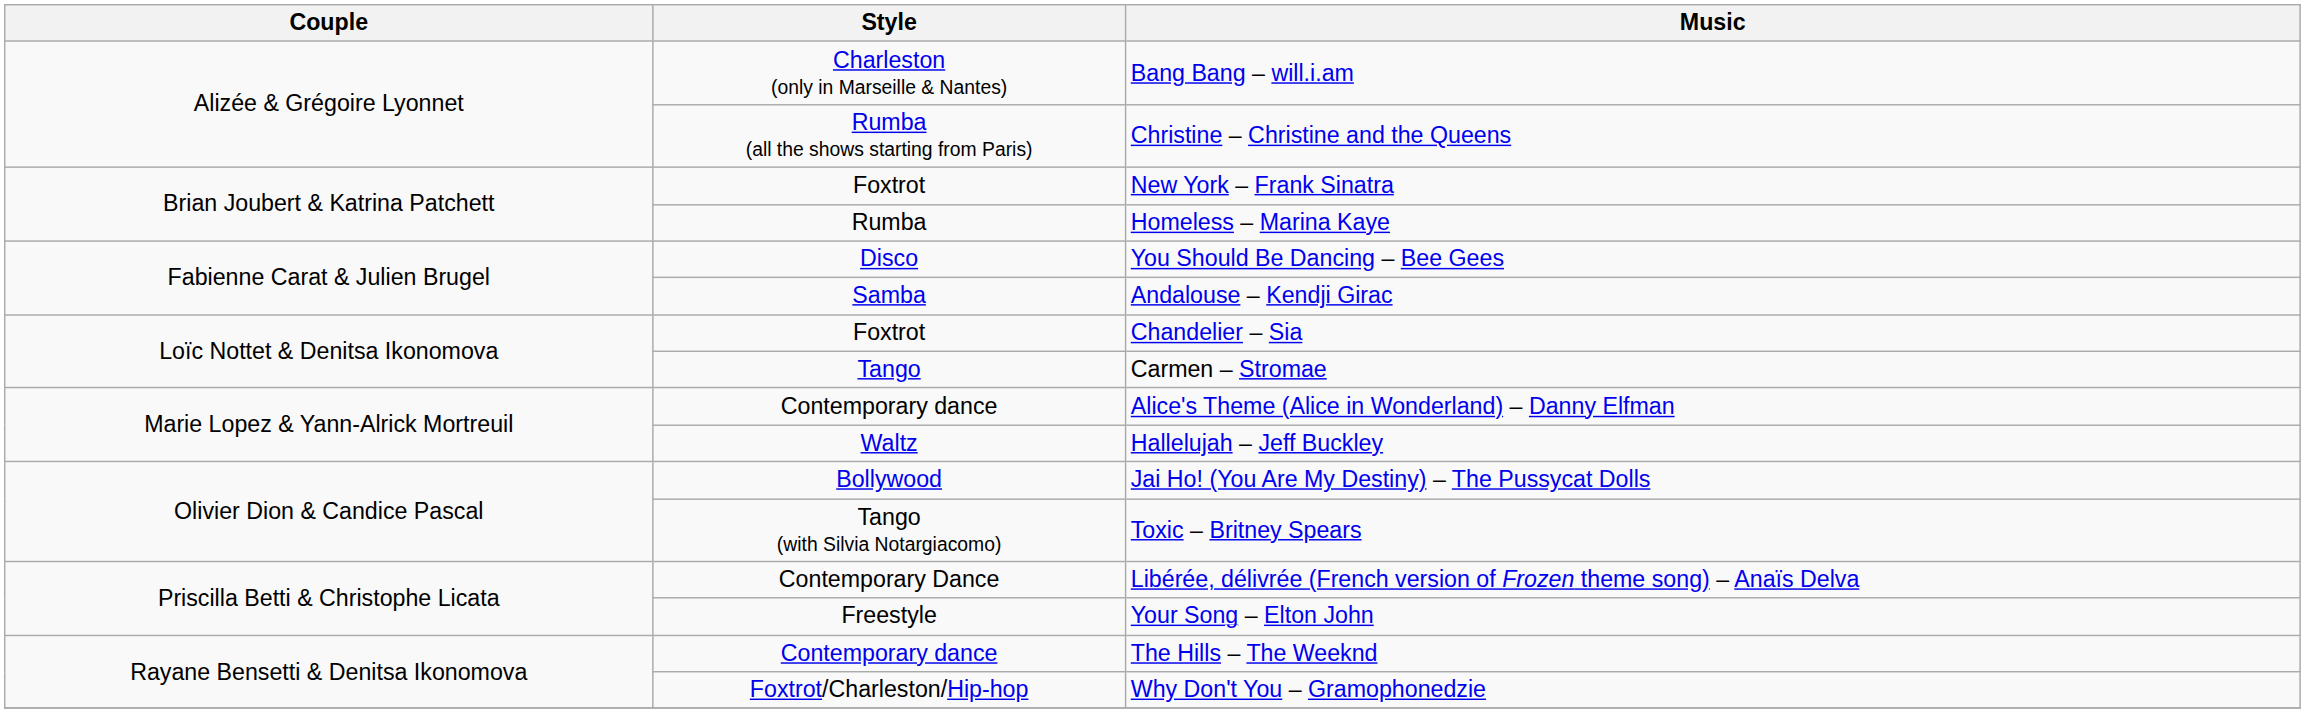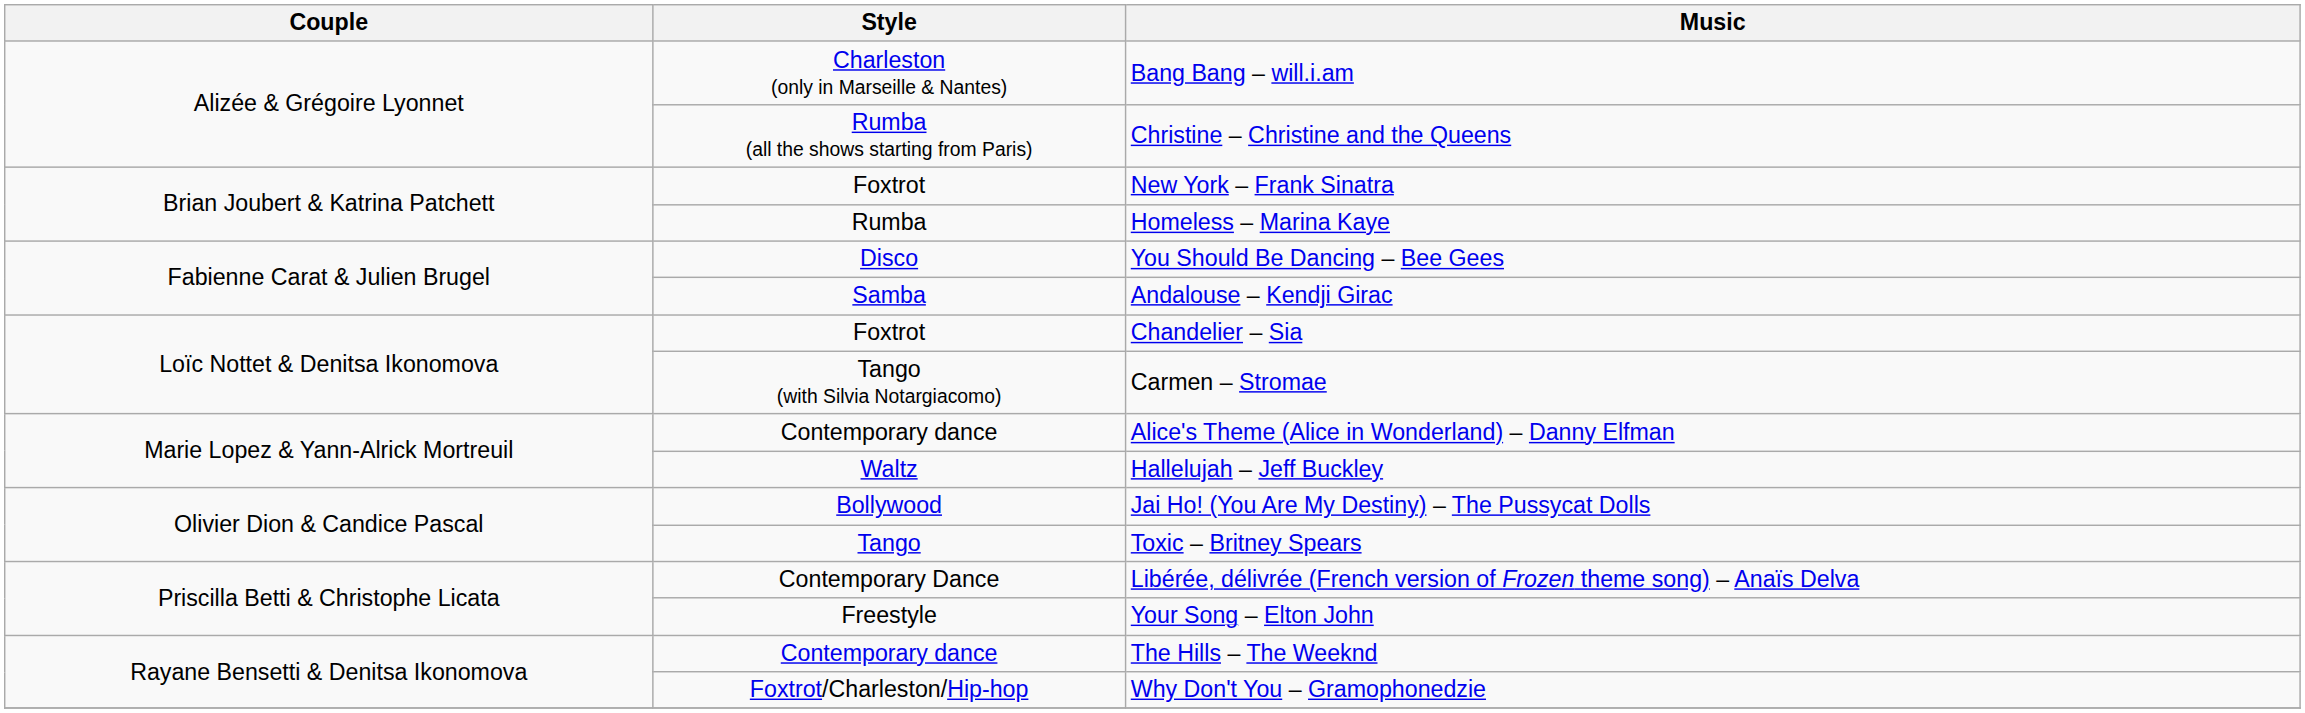(889, 369) Tango -> (889, 382) Tango (with Silvia Notargiacomo)
(889, 529) Tango (with Silvia Notargiacomo) -> (889, 542) Tango
